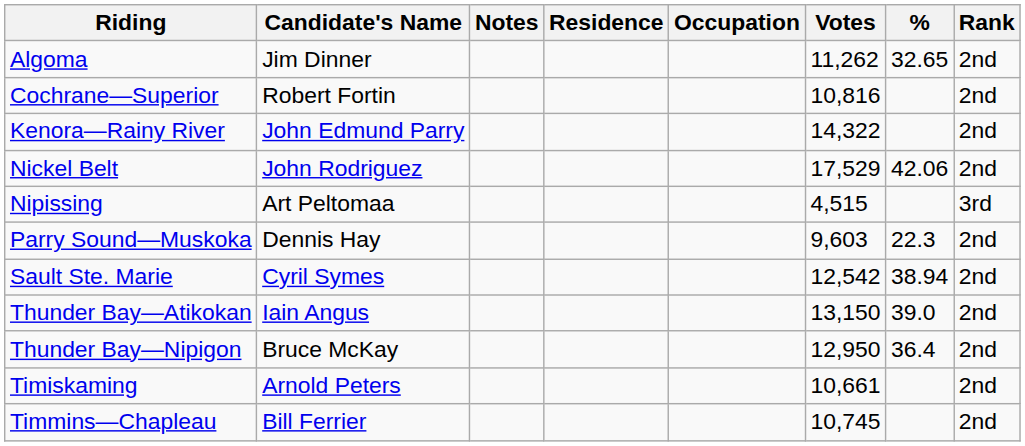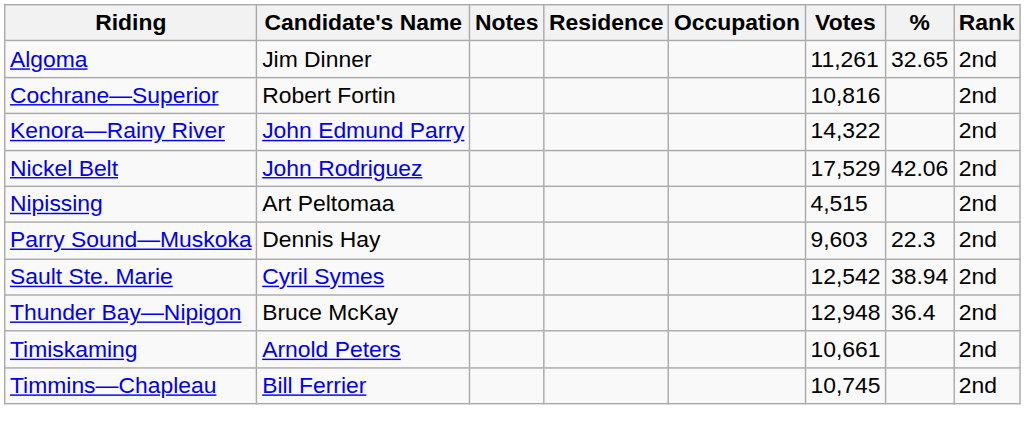(845, 58) 11,262 -> (845, 58) 11,261
(975, 204) 3rd -> (978, 204) 2nd
- row: (131, 312)
(845, 349) 12,950 -> (845, 312) 12,948
